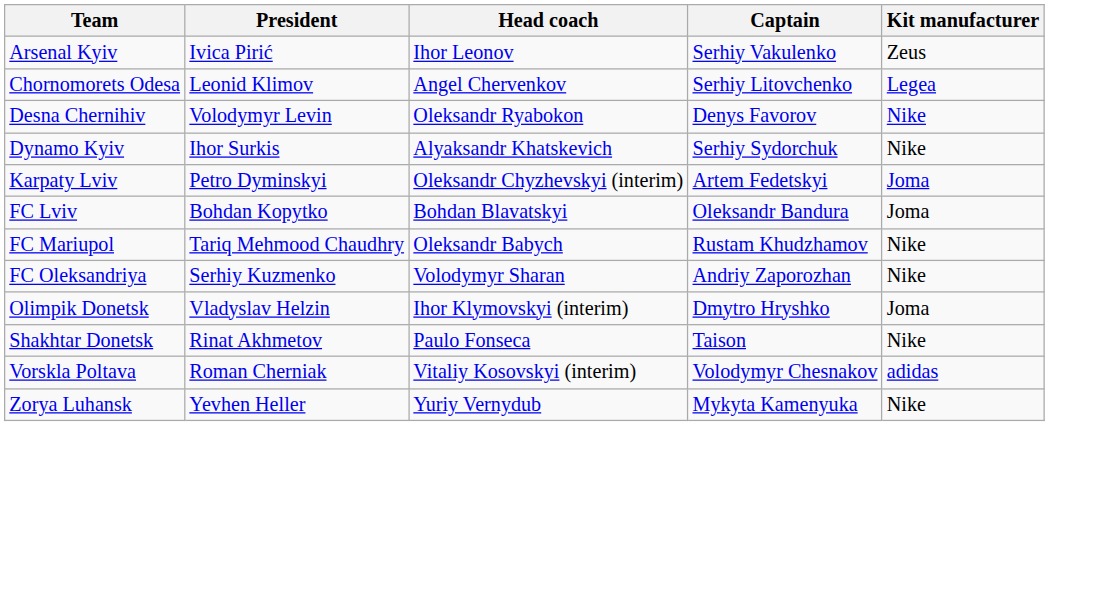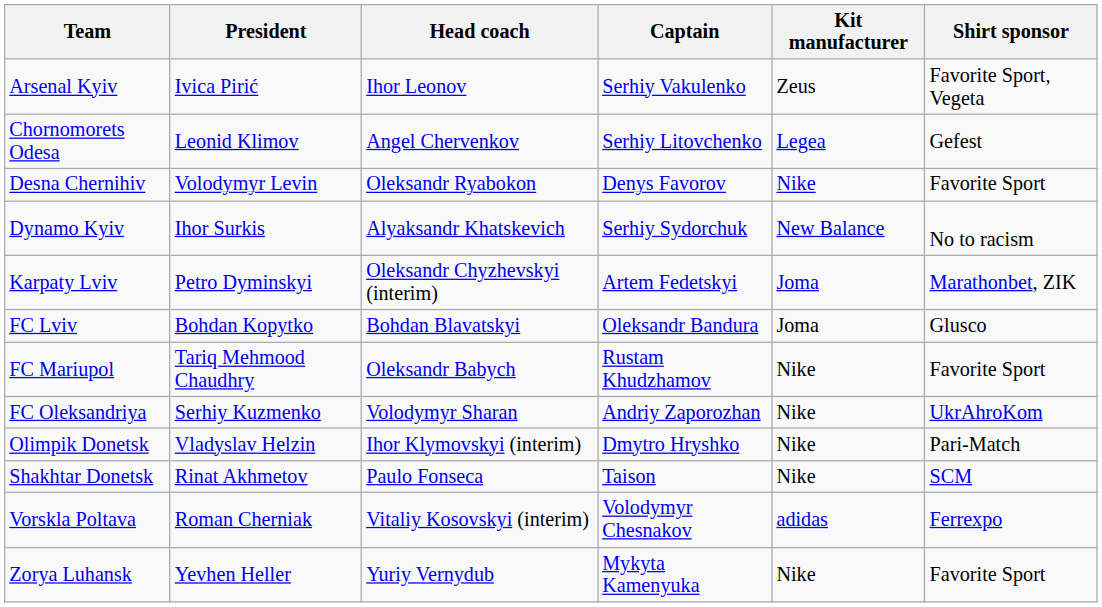+ column: (1011, 31)
(906, 148) Nike -> (830, 227) New Balance
(908, 308) Joma -> (796, 444) Nike
